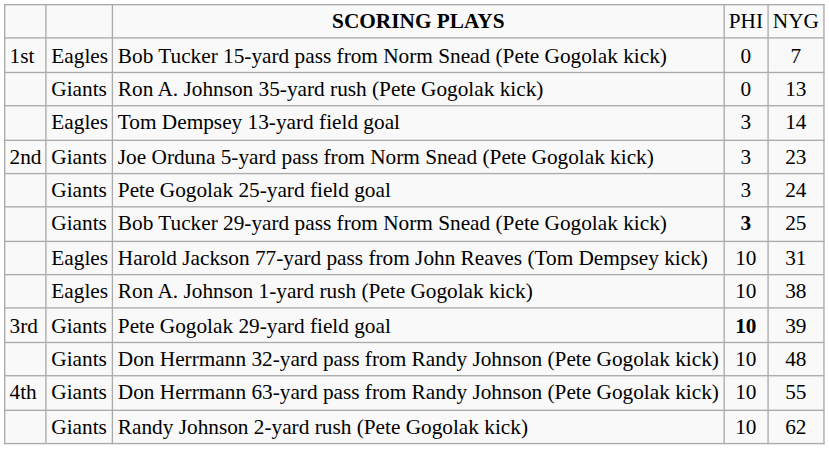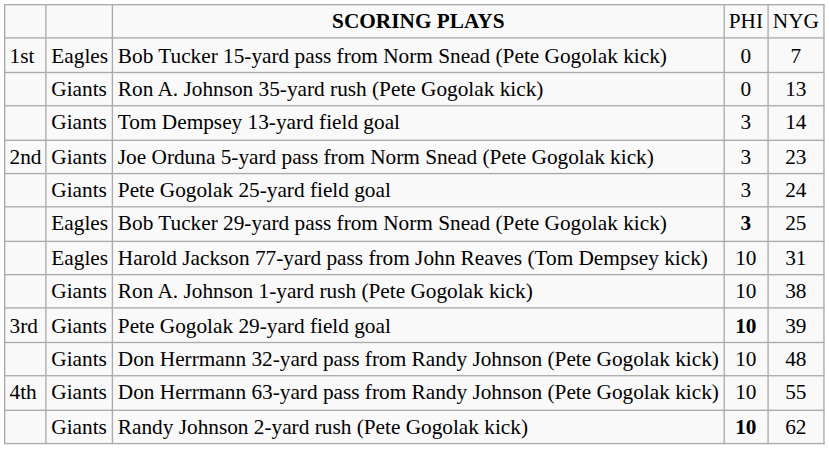(80, 122) Eagles -> (79, 122) Giants
(79, 223) Giants -> (80, 223) Eagles
(80, 291) Eagles -> (79, 291) Giants
(746, 426) normal -> (746, 426) bold
